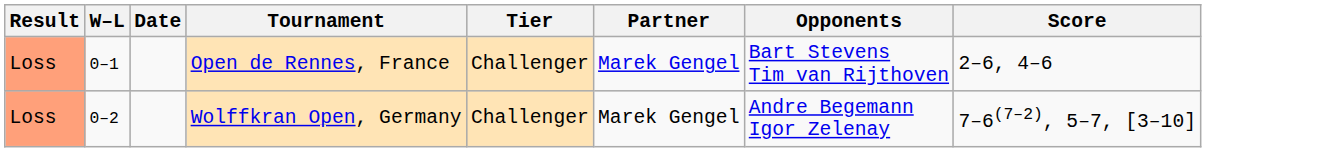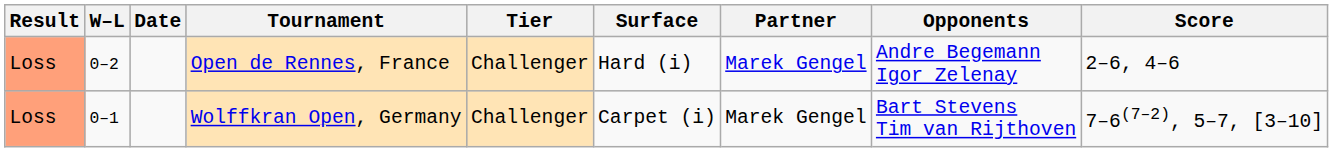+ column: (657, 21)
(104, 65) 0–1 -> (104, 65) 0–2
(849, 64) Bart Stevens Tim van Rijthoven -> (958, 64) Andre Begemann Igor Zelenay
(104, 119) 0–2 -> (104, 119) 0–1
(831, 119) Andre Begemann Igor Zelenay -> (976, 119) Bart Stevens Tim van Rijthoven
